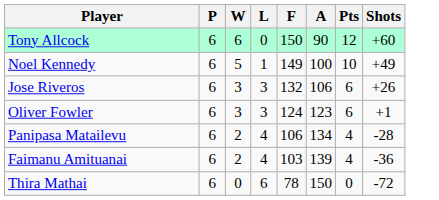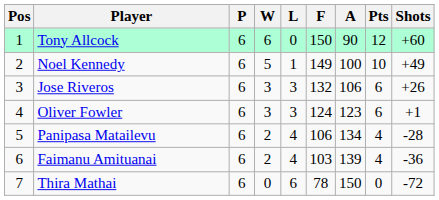+ column: (19, 16)
